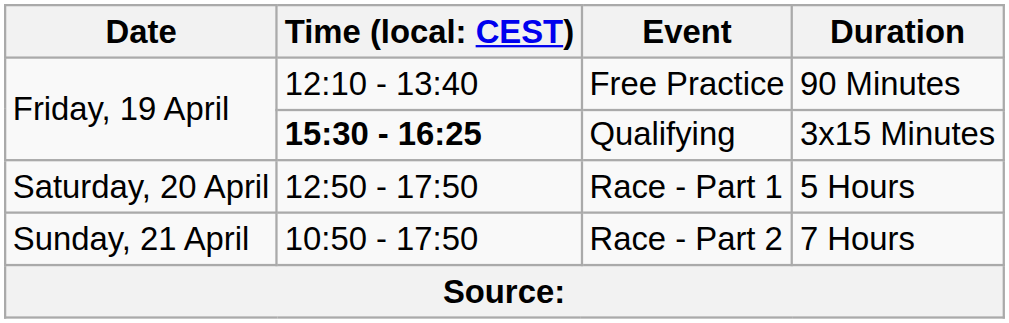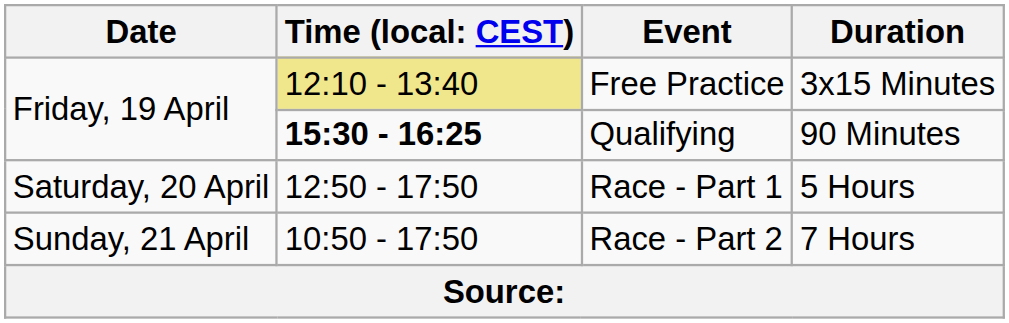(381, 83) no background -> (381, 83) khaki background
(880, 83) 90 Minutes -> (898, 83) 3x15 Minutes
(898, 135) 3x15 Minutes -> (880, 135) 90 Minutes
